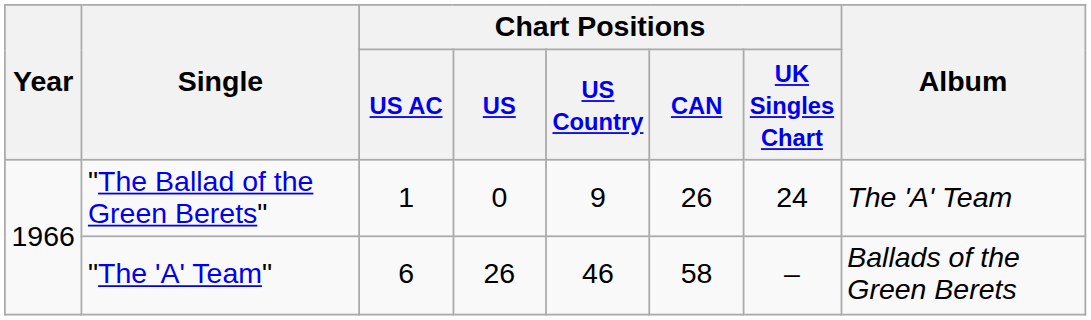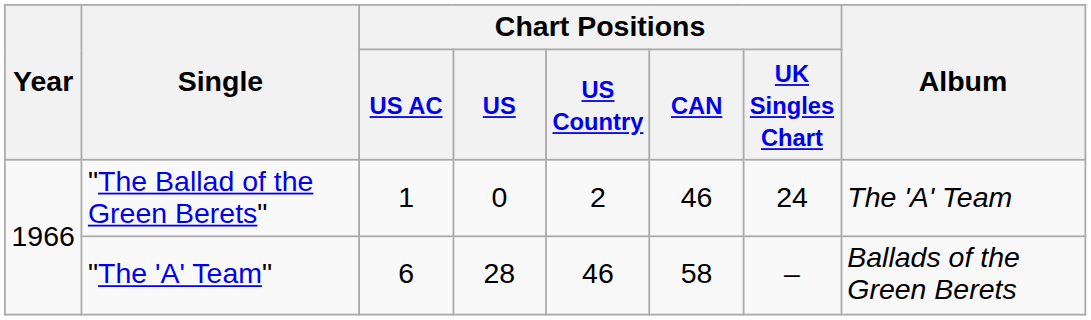(598, 197) 9 -> (598, 197) 2
(697, 197) 26 -> (697, 197) 46
(499, 274) 26 -> (499, 274) 28
